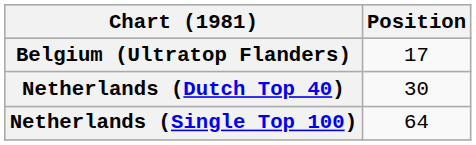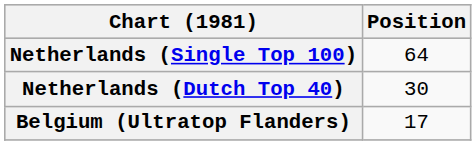rows swapped: (183, 55) <-> (183, 123)
